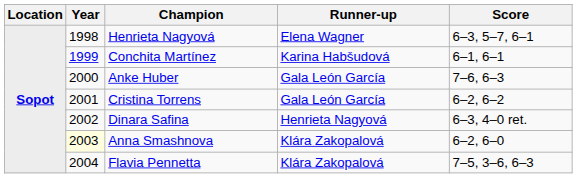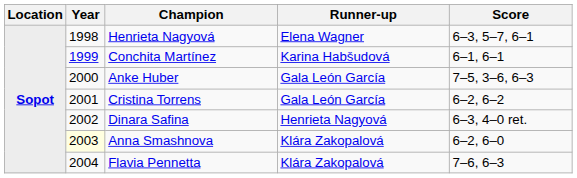(478, 78) 7–6, 6–3 -> (493, 78) 7–5, 3–6, 6–3
(493, 162) 7–5, 3–6, 6–3 -> (478, 162) 7–6, 6–3
